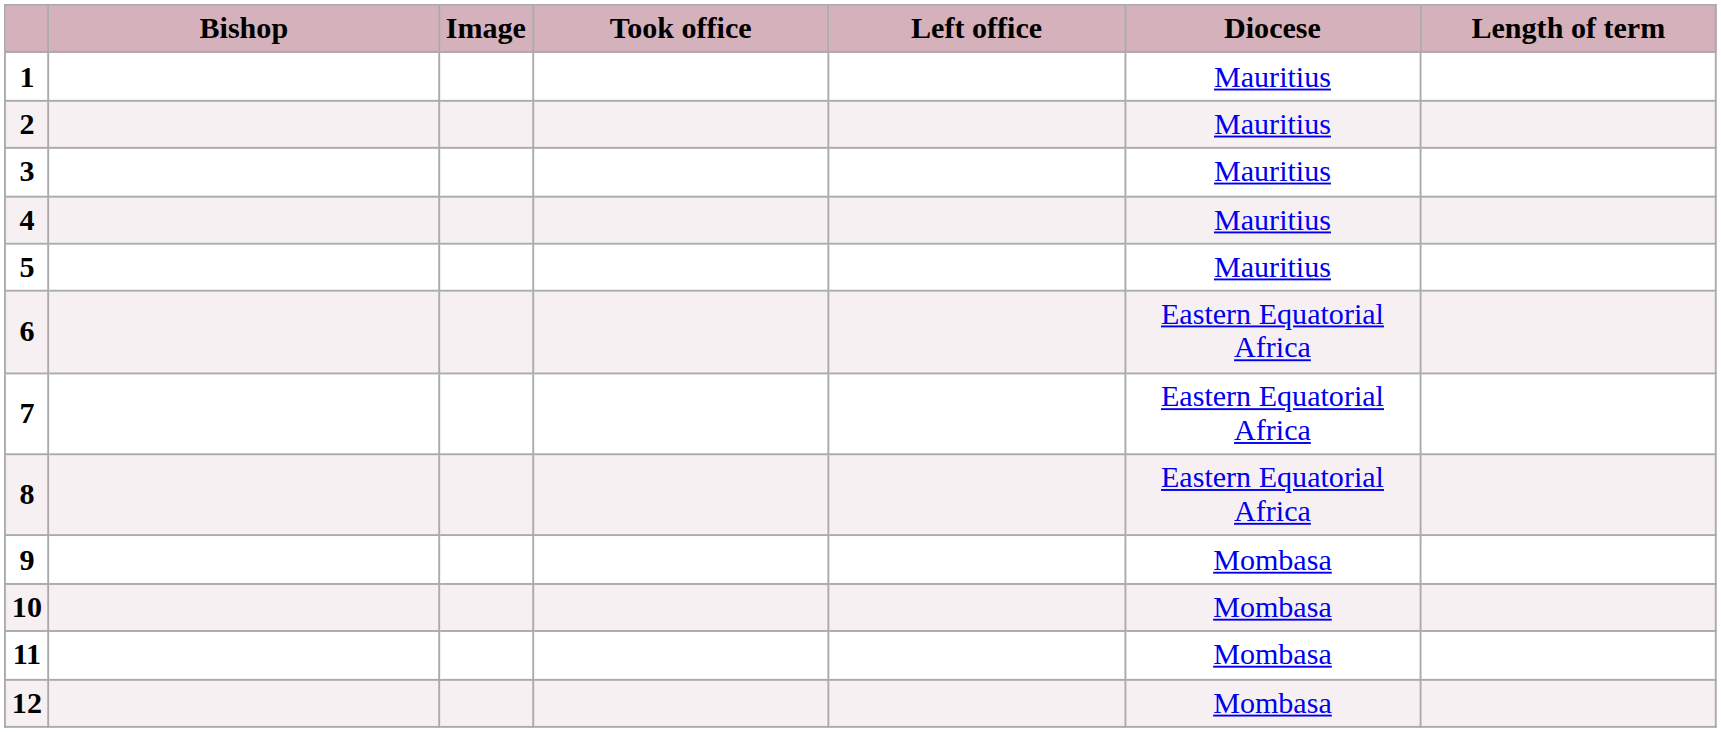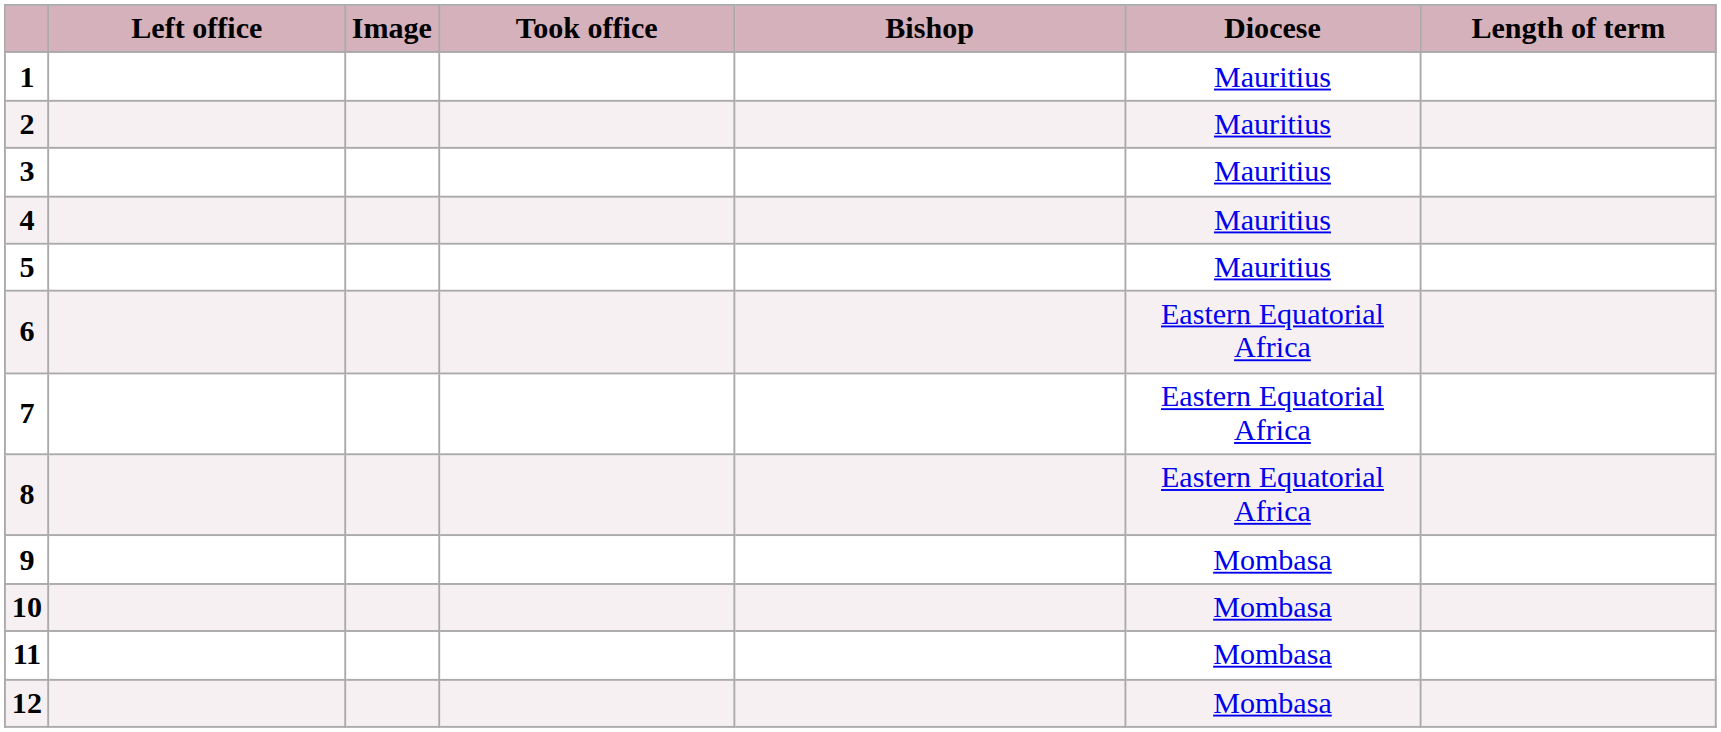columns swapped: (244, 28) <-> (977, 28)
